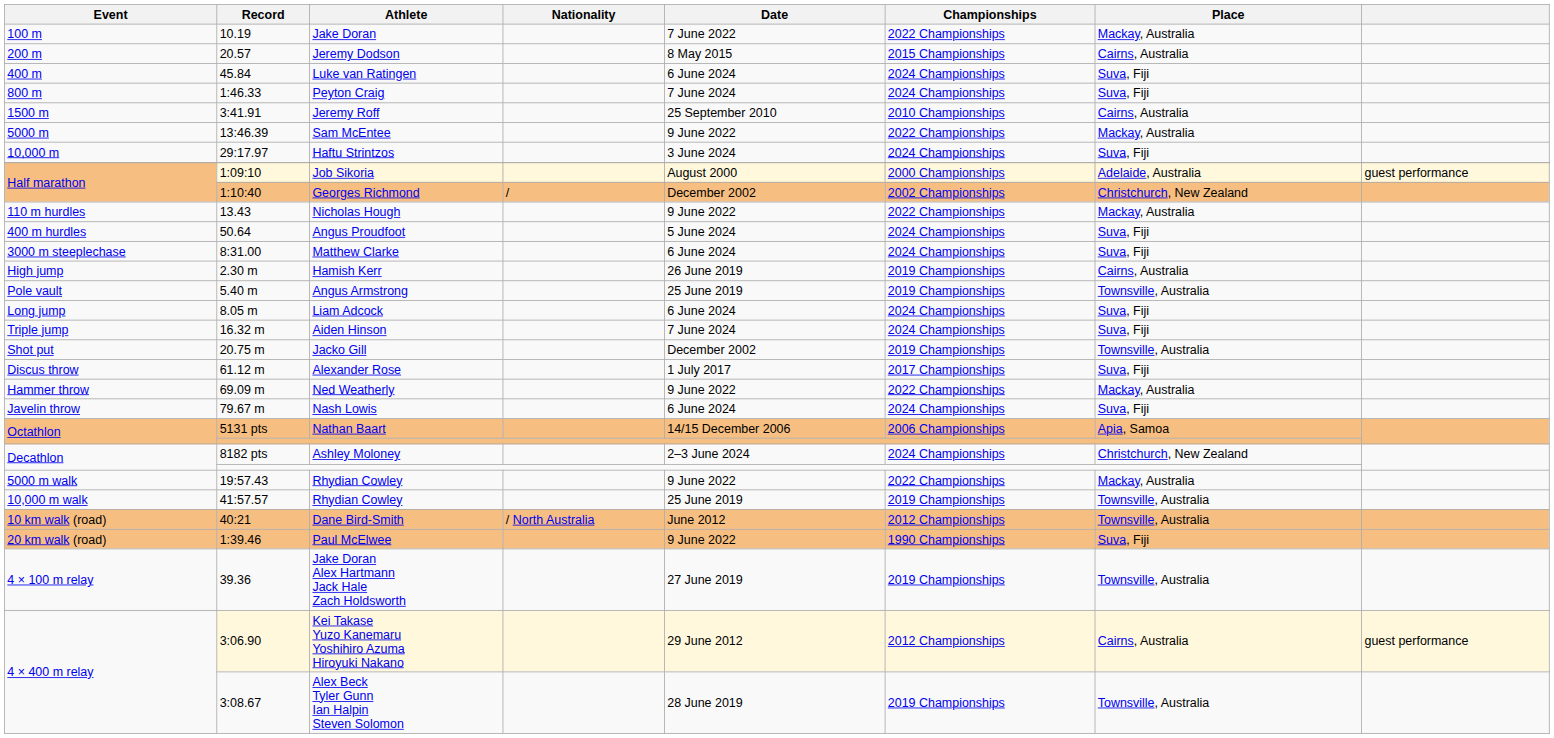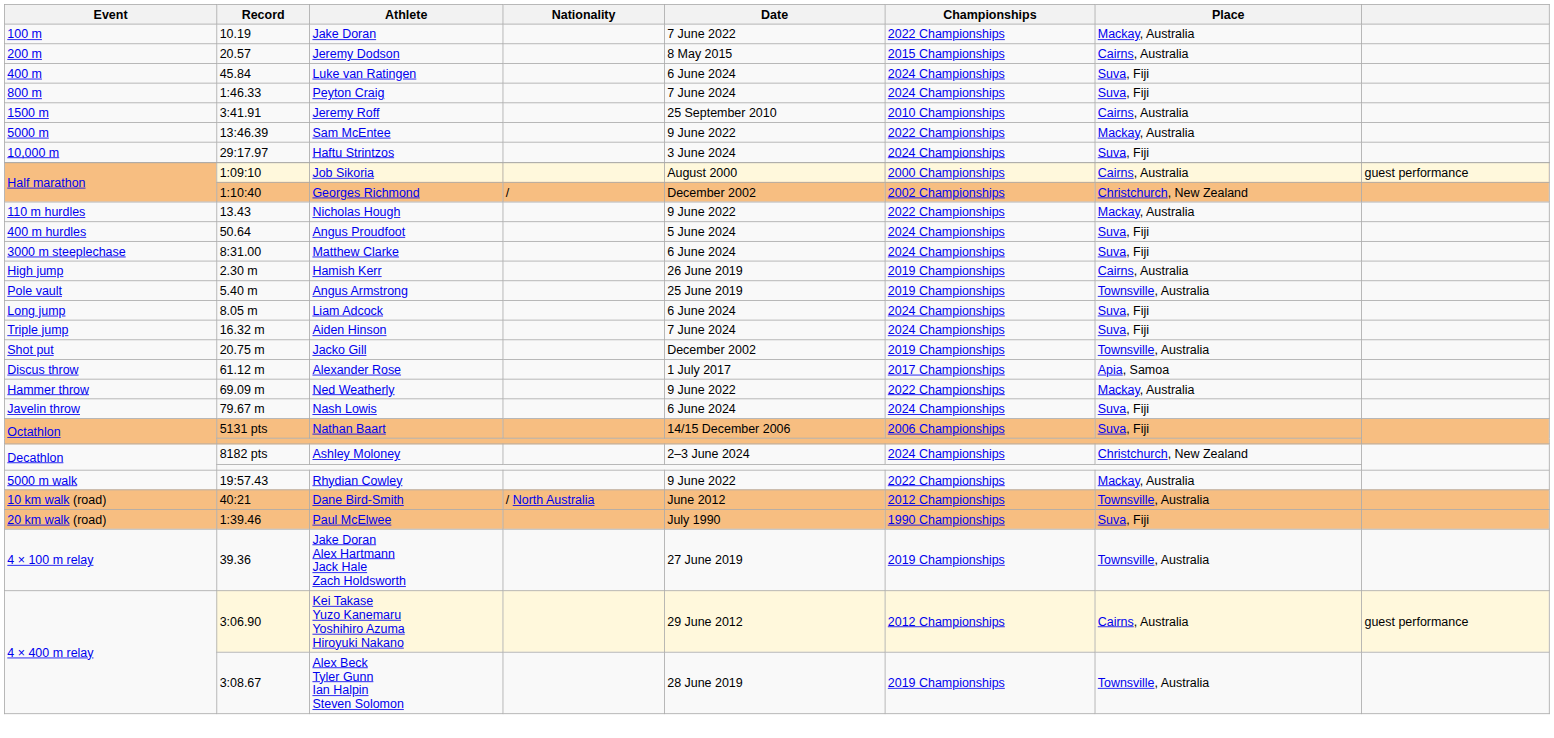(1149, 172) Adelaide, Australia -> (1143, 172) Cairns, Australia
(1123, 370) Suva, Fiji -> (1133, 370) Apia, Samoa
(1133, 429) Apia, Samoa -> (1123, 429) Suva, Fiji
- row: (47, 500)
(701, 539) 9 June 2022 -> (694, 519) July 1990
